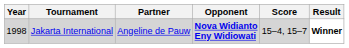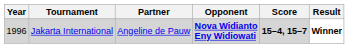(17, 31) 1998 -> (17, 31) 1996
(284, 31) normal -> (284, 31) bold
